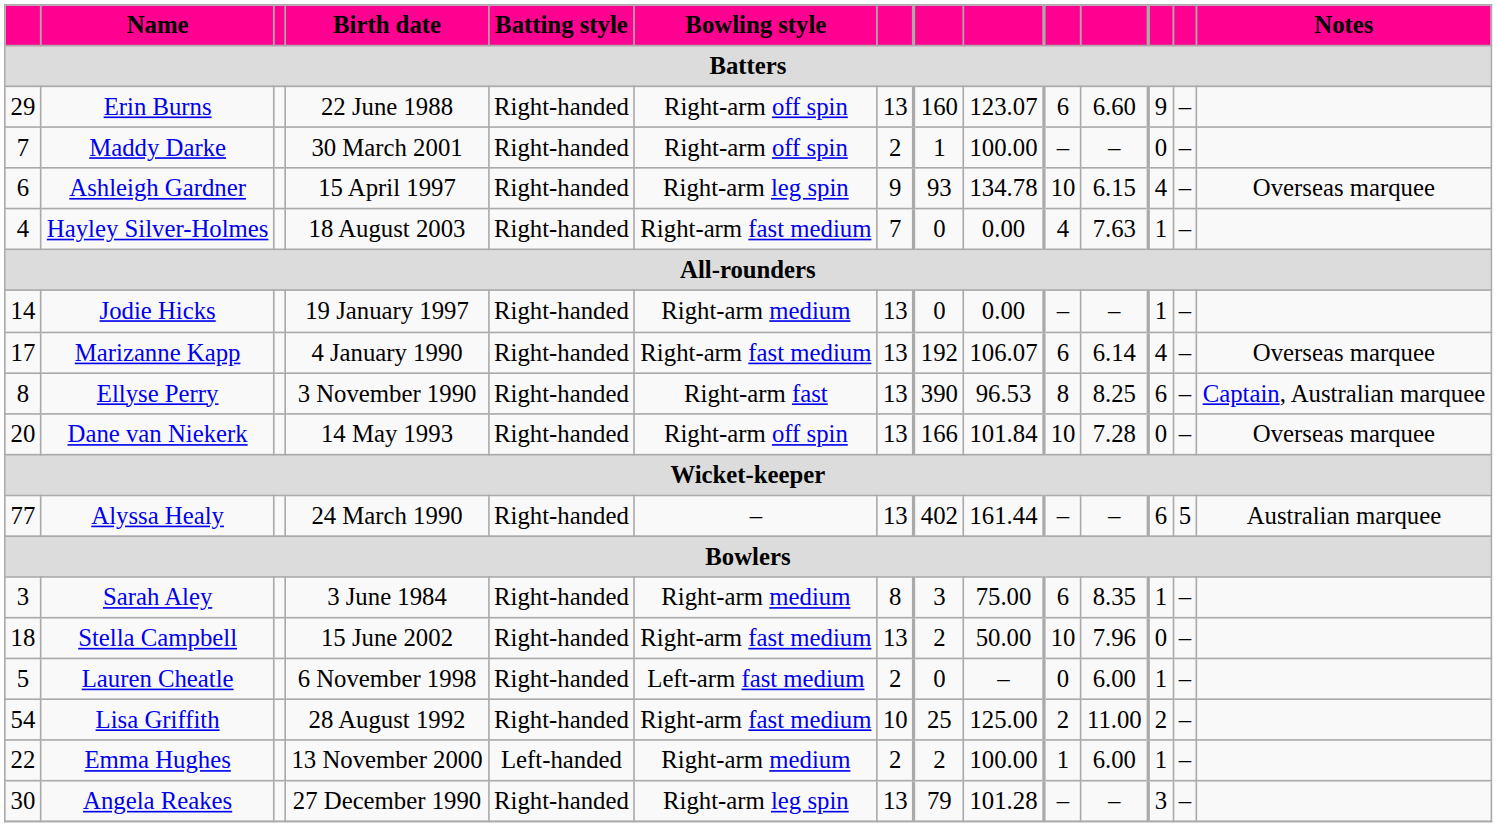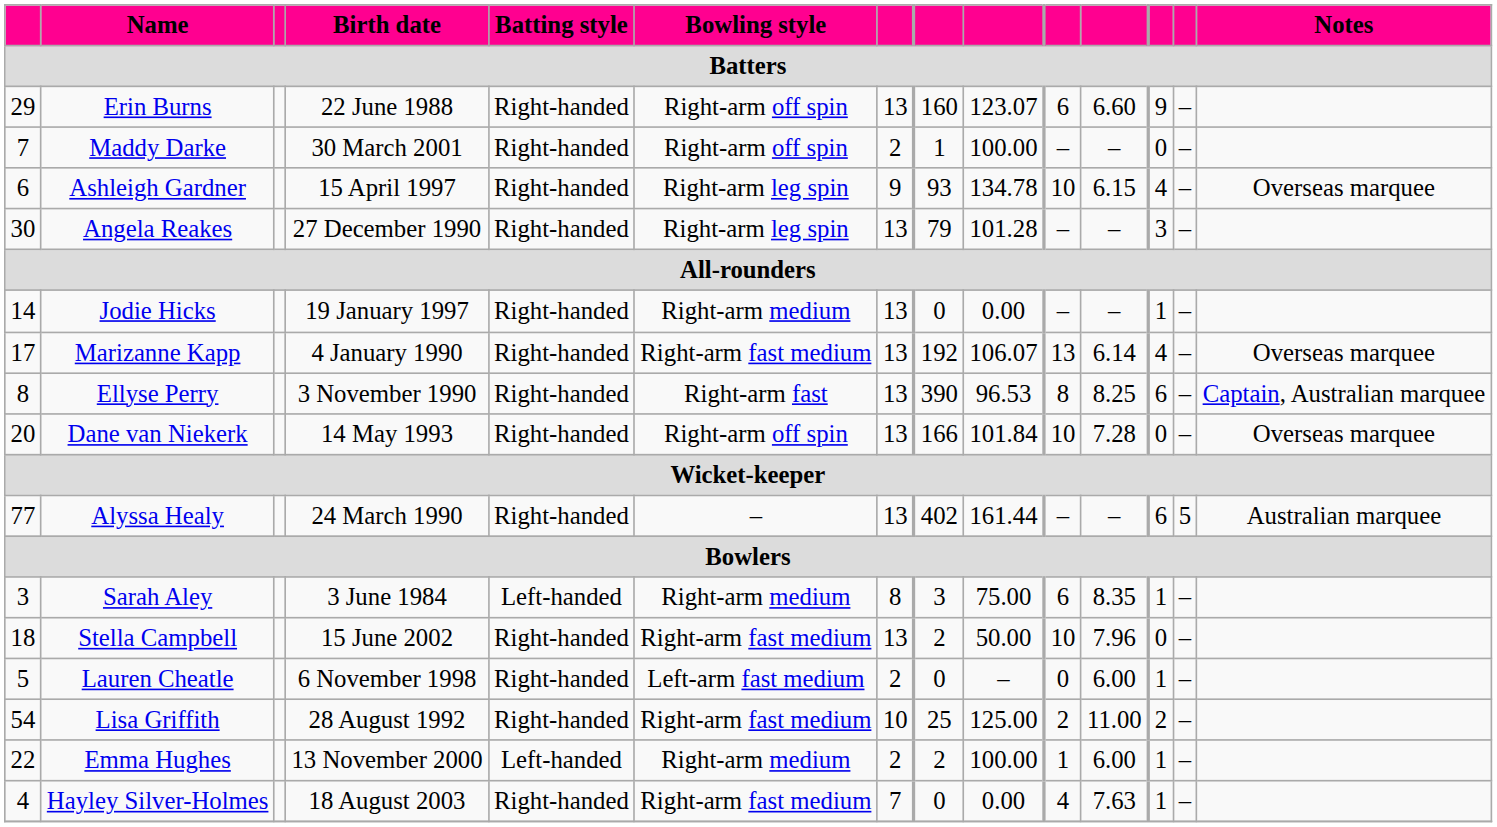rows swapped: (158, 801) <-> (158, 229)
(1063, 351) 6 -> (1063, 351) 13
(561, 597) Right-handed -> (561, 597) Left-handed
